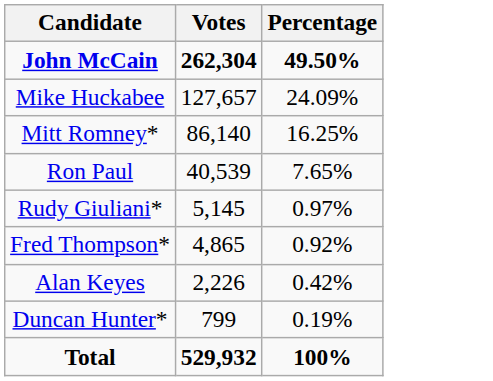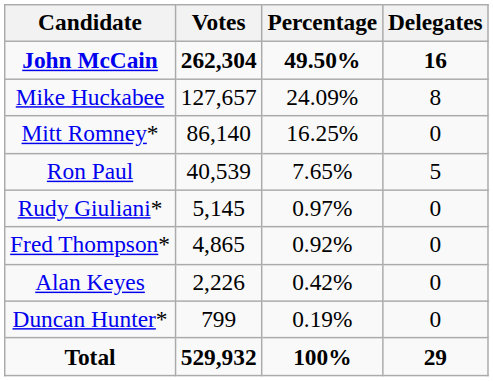+ column: (435, 23)
